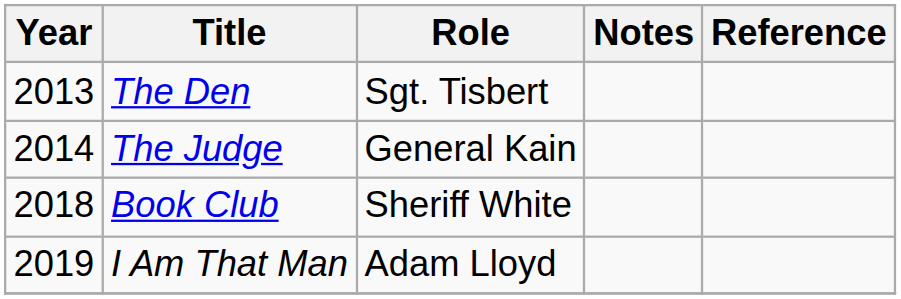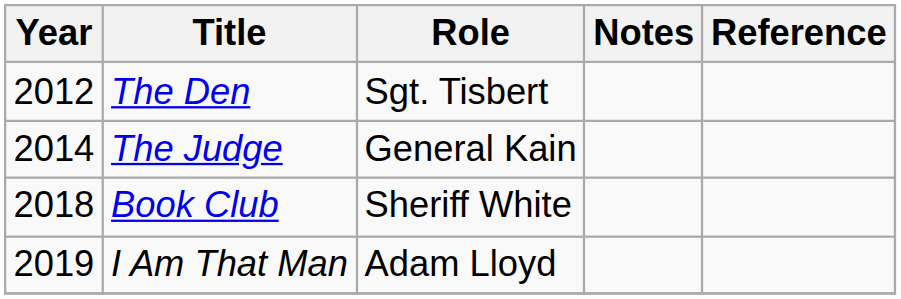(54, 90) 2013 -> (54, 90) 2012
